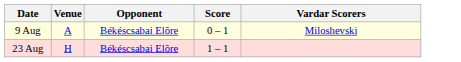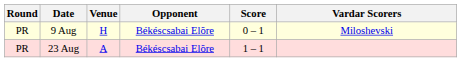+ column: (22, 13)
(68, 31) A -> (103, 31) H
(68, 48) H -> (103, 48) A
